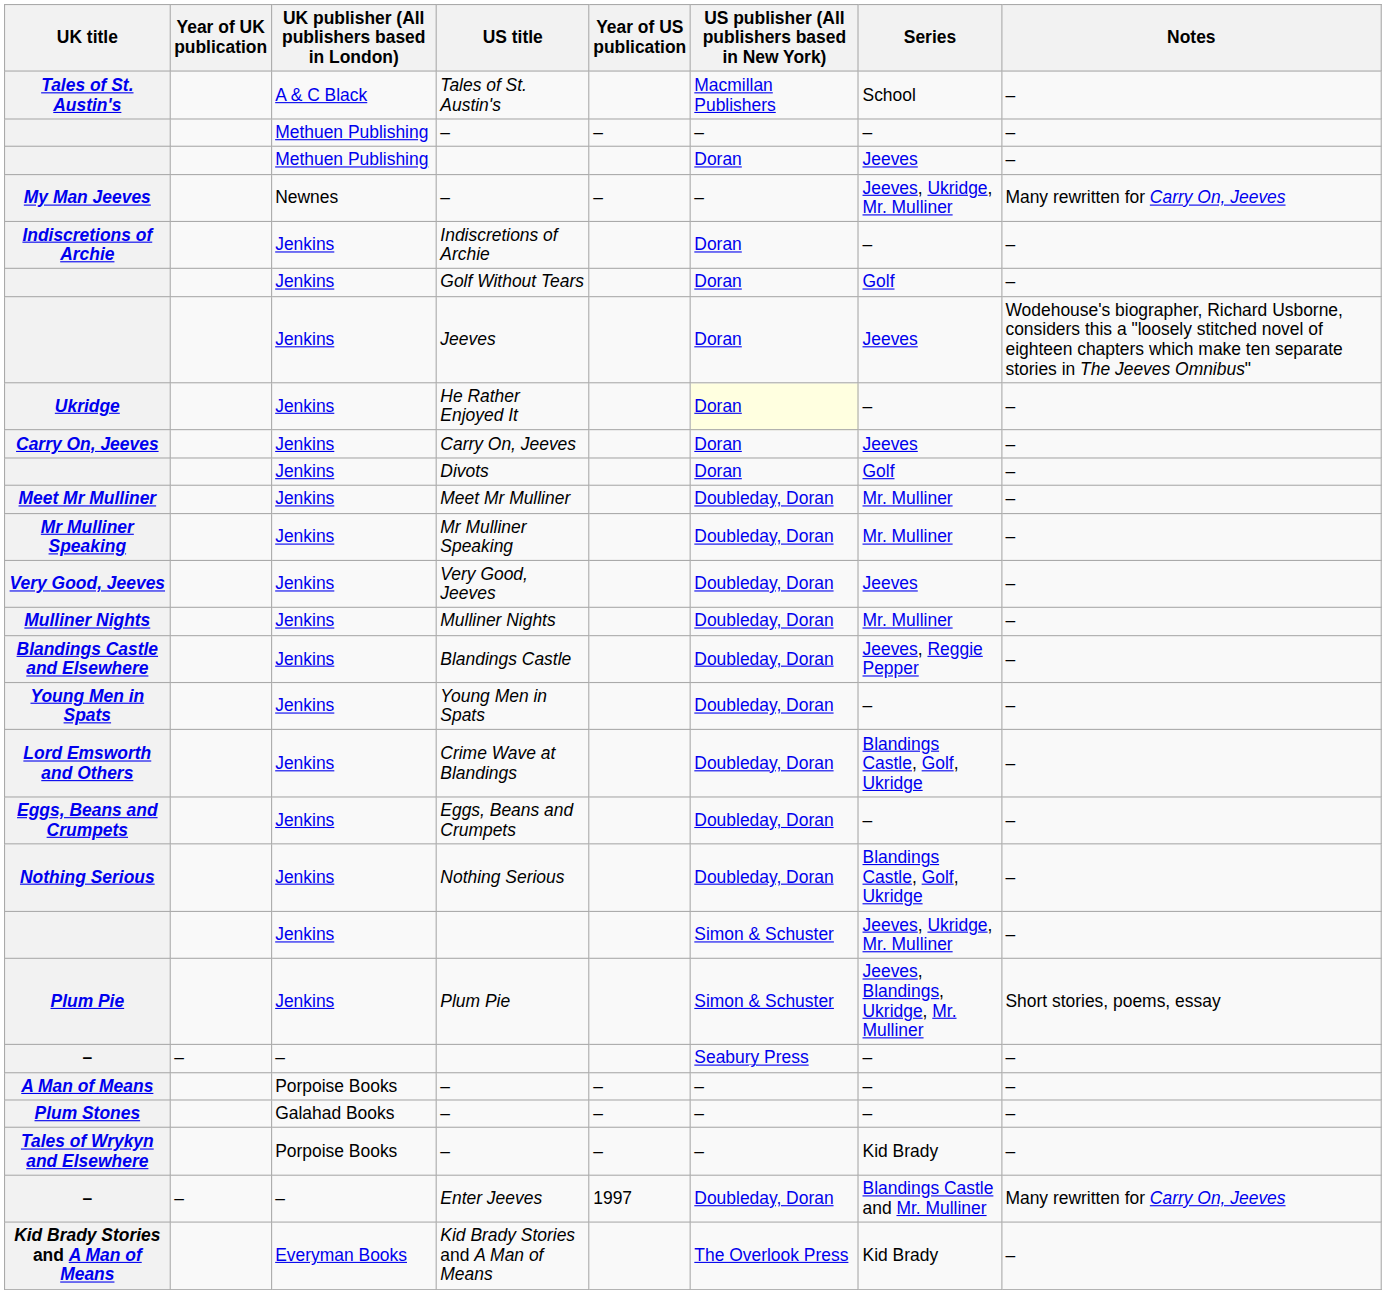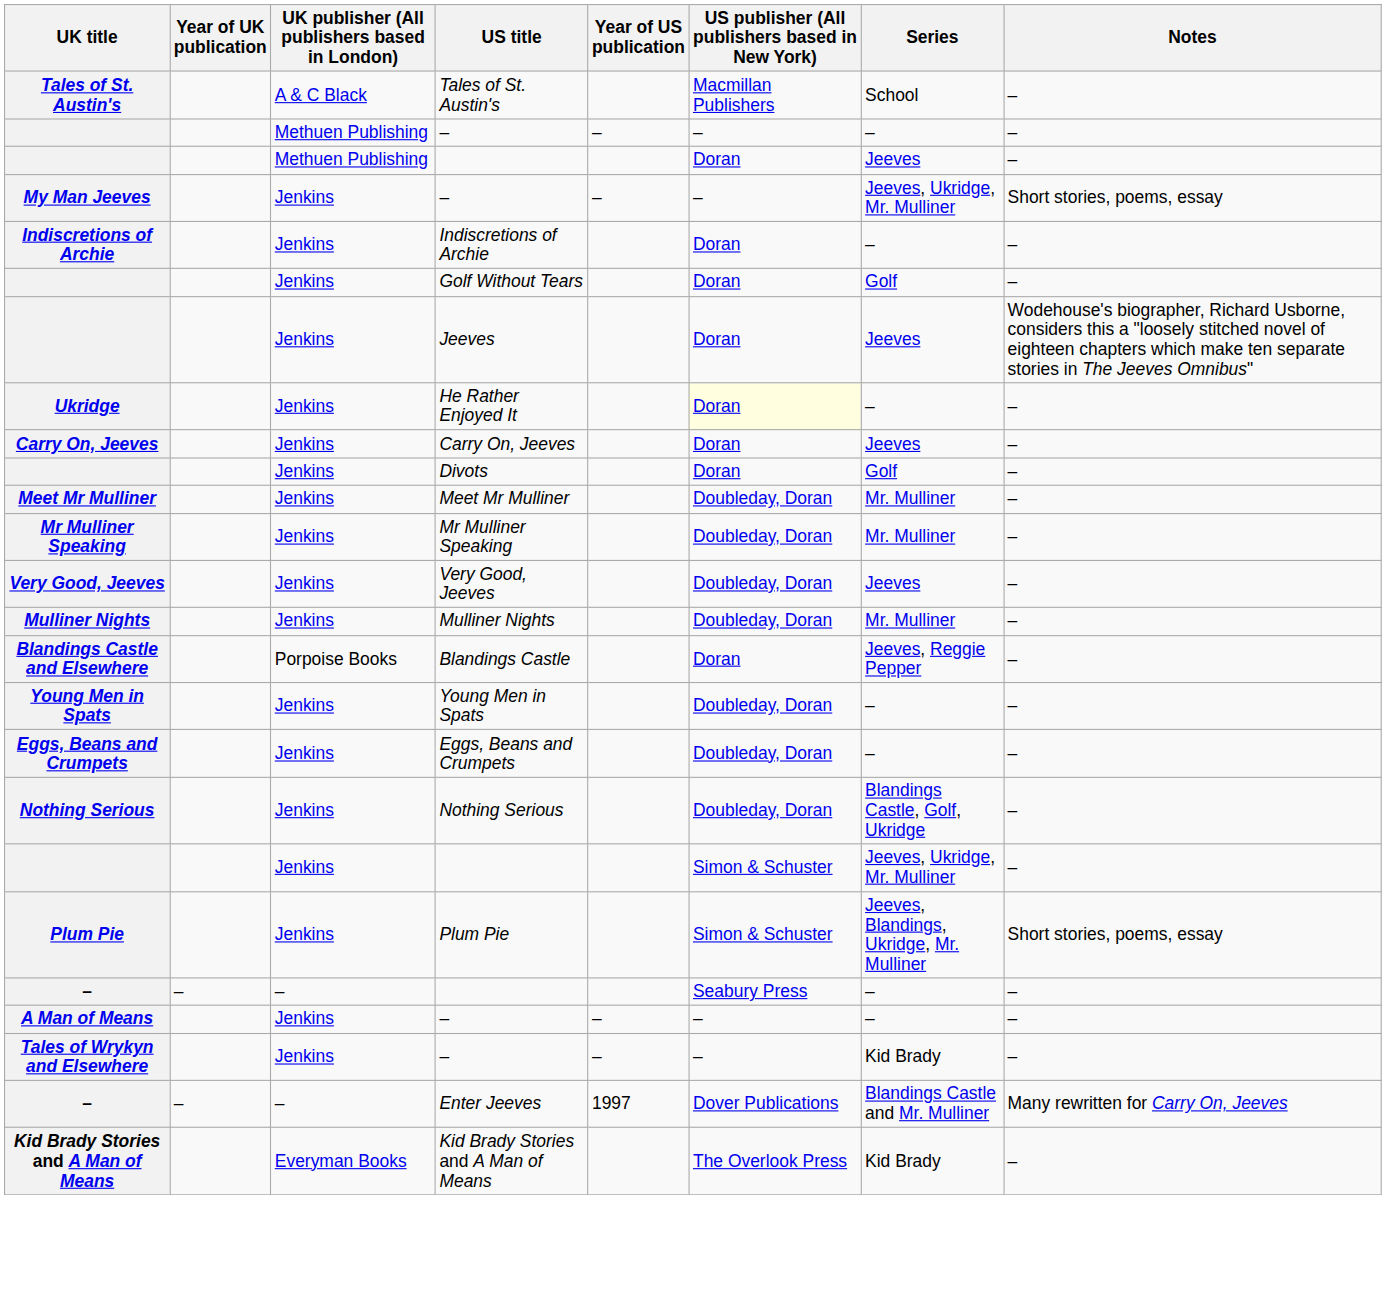(307, 197) Newnes -> (304, 197) Jenkins
(1145, 197) Many rewritten for Carry On, Jeeves -> (1115, 197) Short stories, poems, essay
(305, 658) Jenkins -> (336, 658) Porpoise Books
(764, 658) Doubleday, Doran -> (717, 658) Doran
- row: (87, 763)
(336, 1086) Porpoise Books -> (304, 1019) Jenkins
- row: (87, 1113)
(336, 1151) Porpoise Books -> (304, 1056) Jenkins
(764, 1198) Doubleday, Doran -> (766, 1103) Dover Publications
